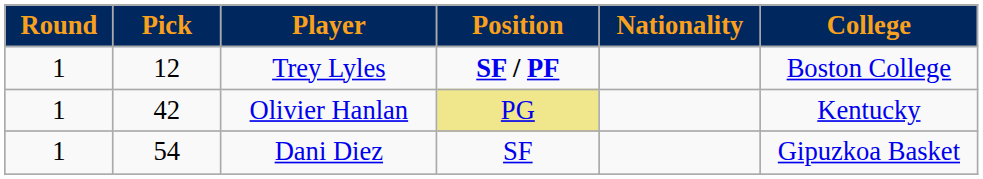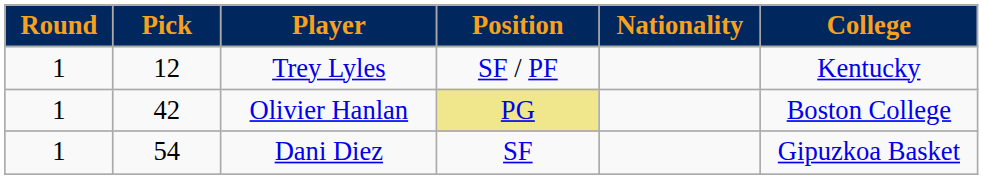(518, 67) bold -> (518, 67) normal
(869, 67) Boston College -> (869, 67) Kentucky
(869, 109) Kentucky -> (869, 109) Boston College
